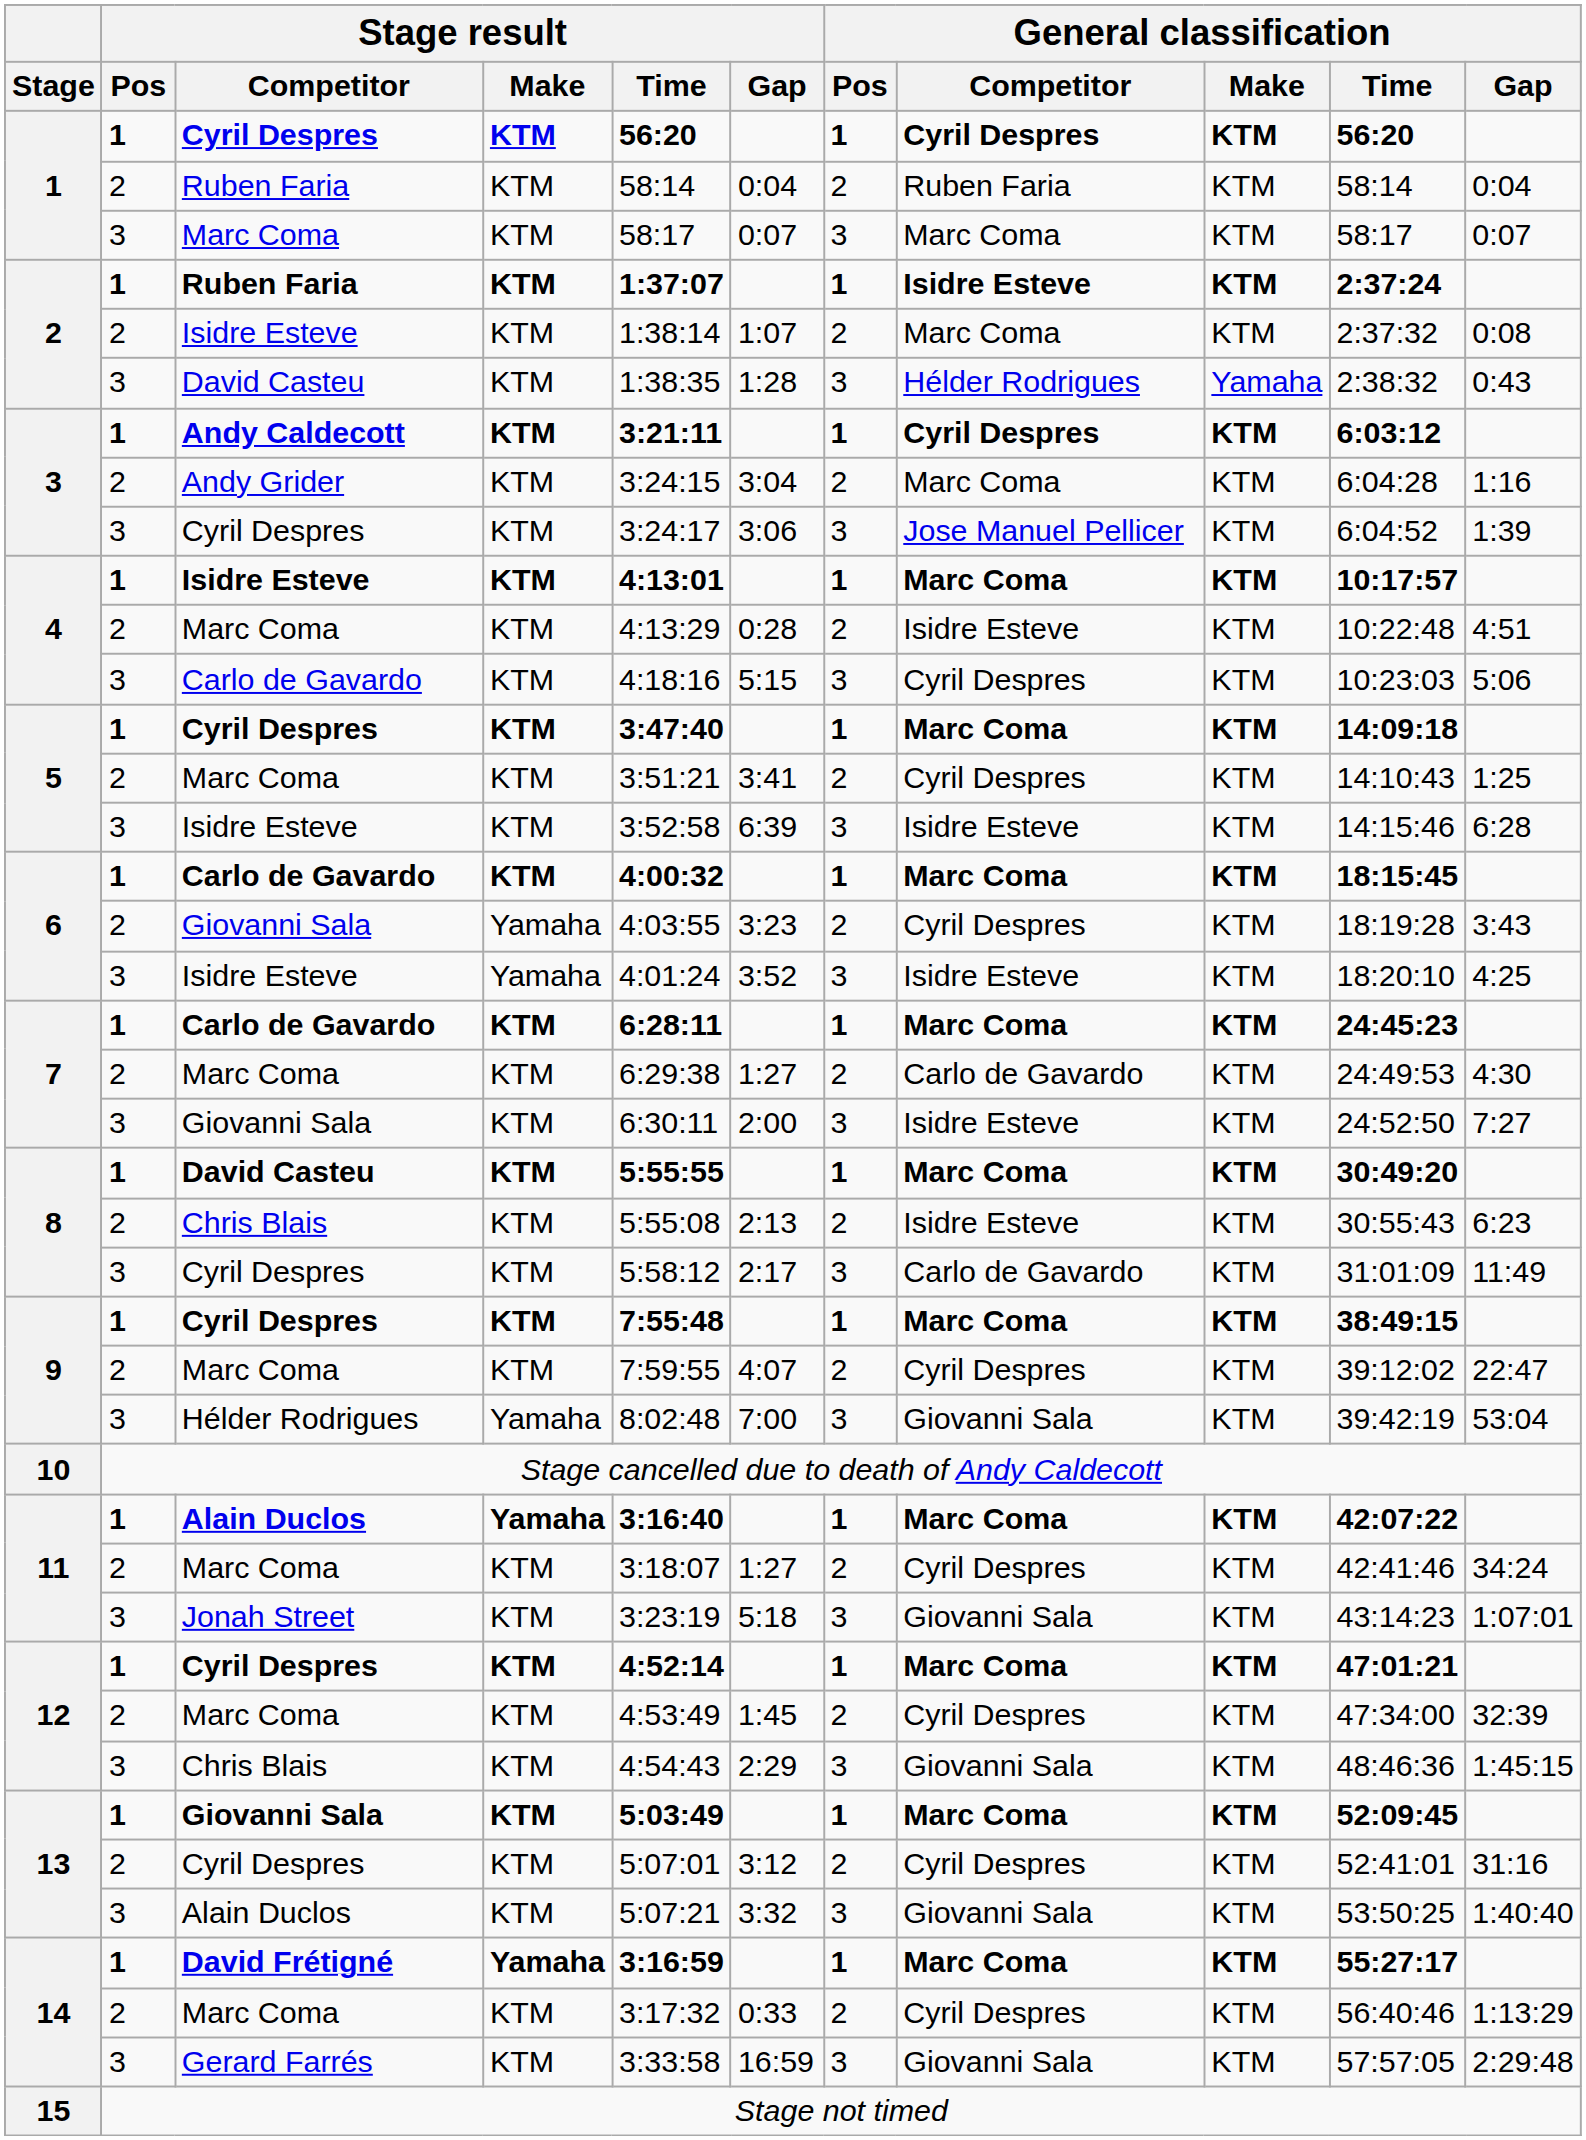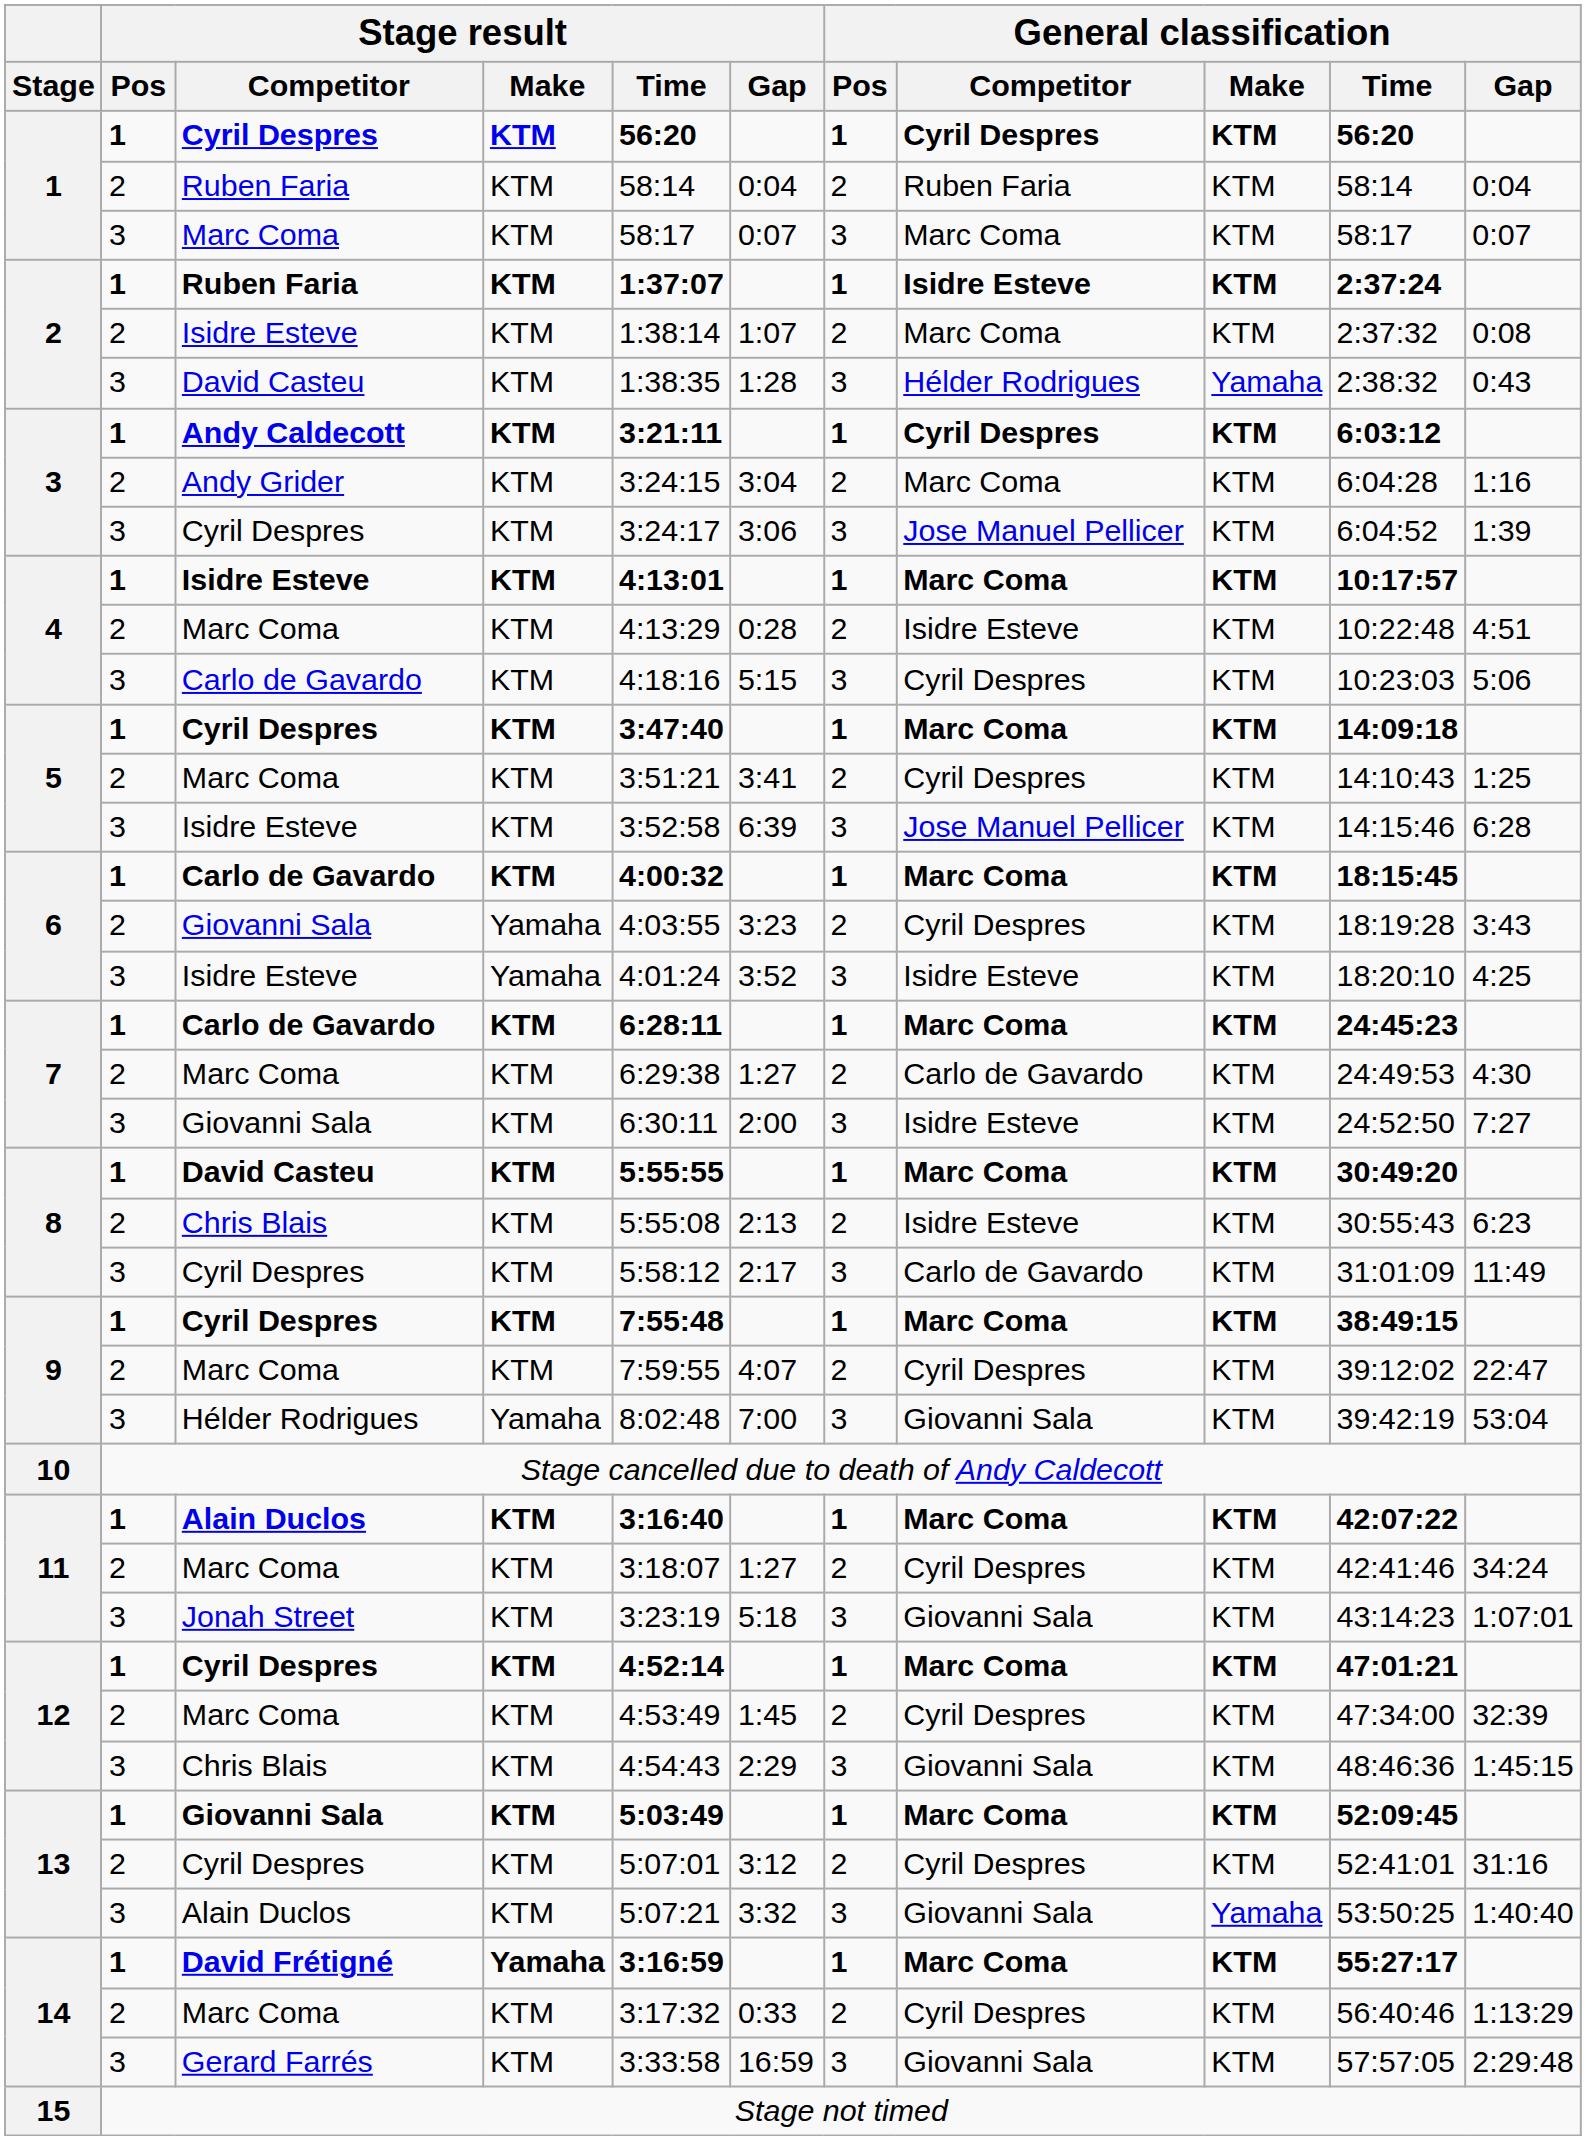(991, 826) Isidre Esteve -> (1044, 826) Jose Manuel Pellicer
(547, 1517) Yamaha -> (523, 1517) KTM
(1243, 1912) KTM -> (1267, 1912) Yamaha
